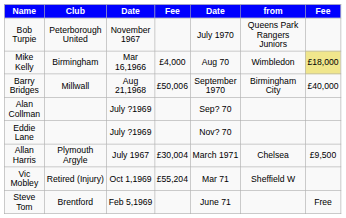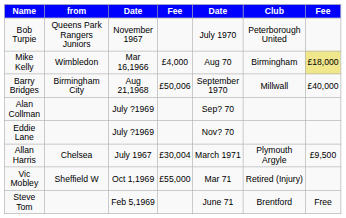columns swapped: (273, 12) <-> (75, 12)
(172, 179) £55,204 -> (175, 179) £55,000
